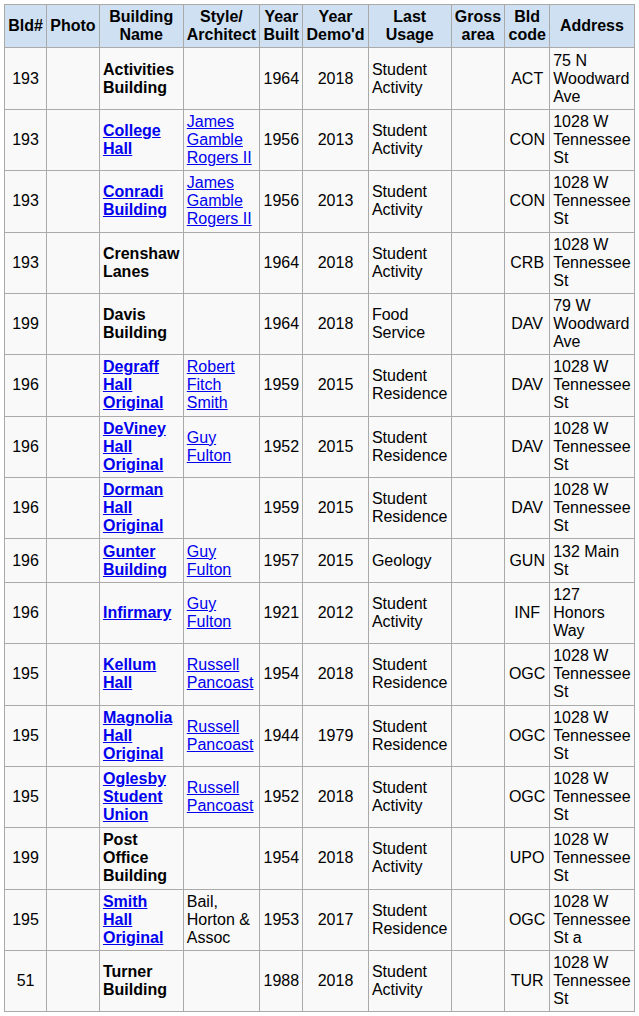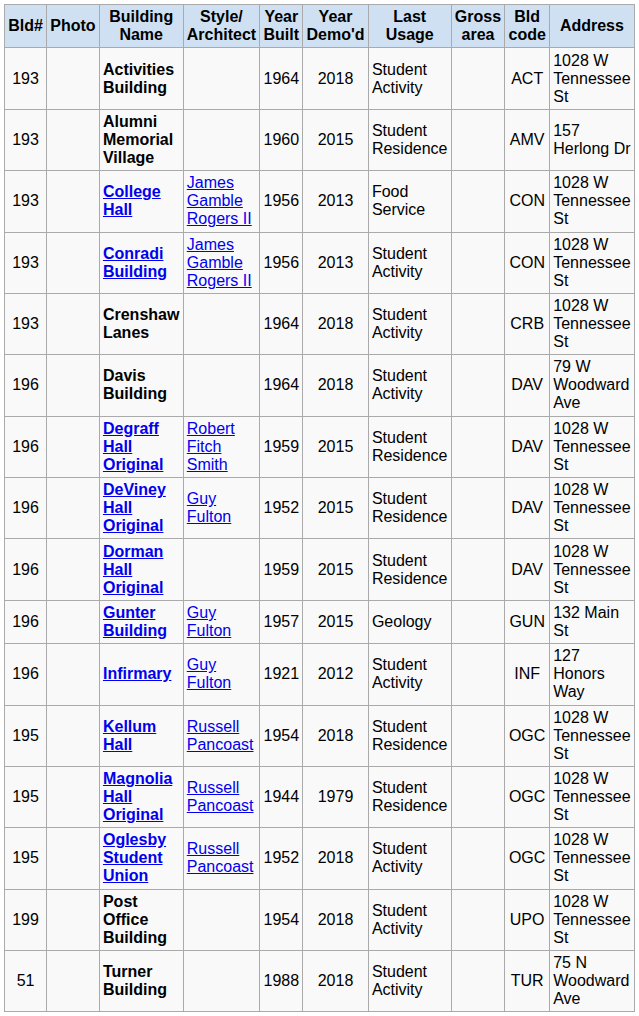(591, 78) 75 N Woodward Ave -> (592, 78) 1028 W Tennessee St
+ row: (138, 139)
(399, 139) Student Activity -> (399, 201) Food Service
(26, 324) 199 -> (26, 385) 196
(399, 324) Food Service -> (399, 385) Student Activity
- row: (133, 919)
(592, 981) 1028 W Tennessee St -> (591, 981) 75 N Woodward Ave
